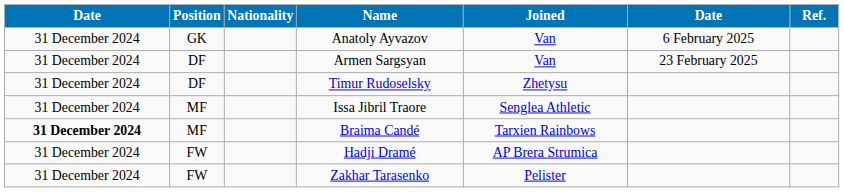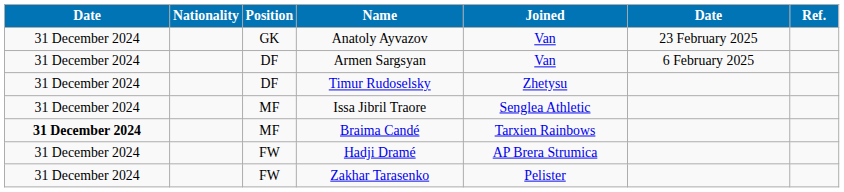columns swapped: (197, 16) <-> (260, 16)
(708, 39) 6 February 2025 -> (708, 39) 23 February 2025
(708, 61) 23 February 2025 -> (708, 61) 6 February 2025
